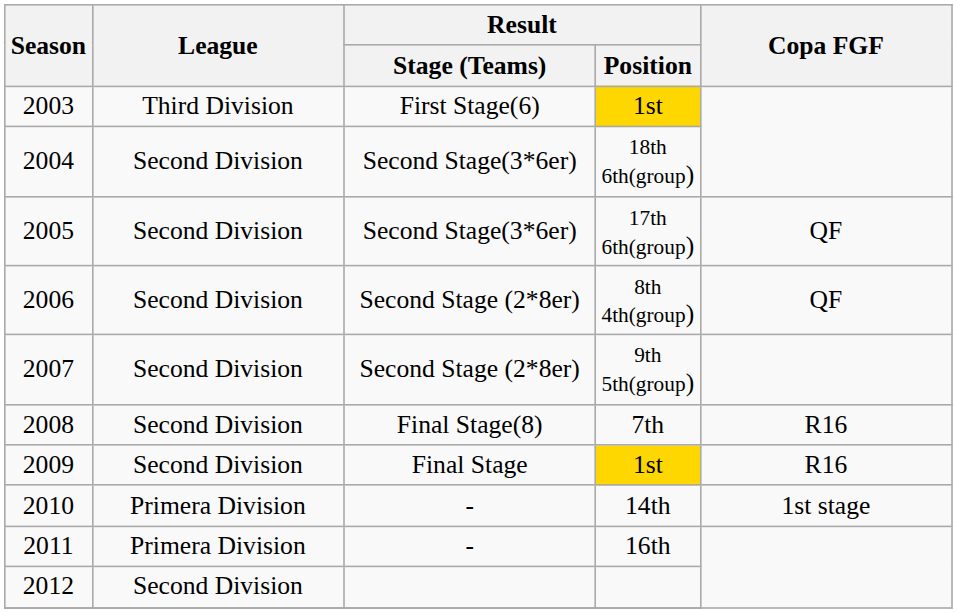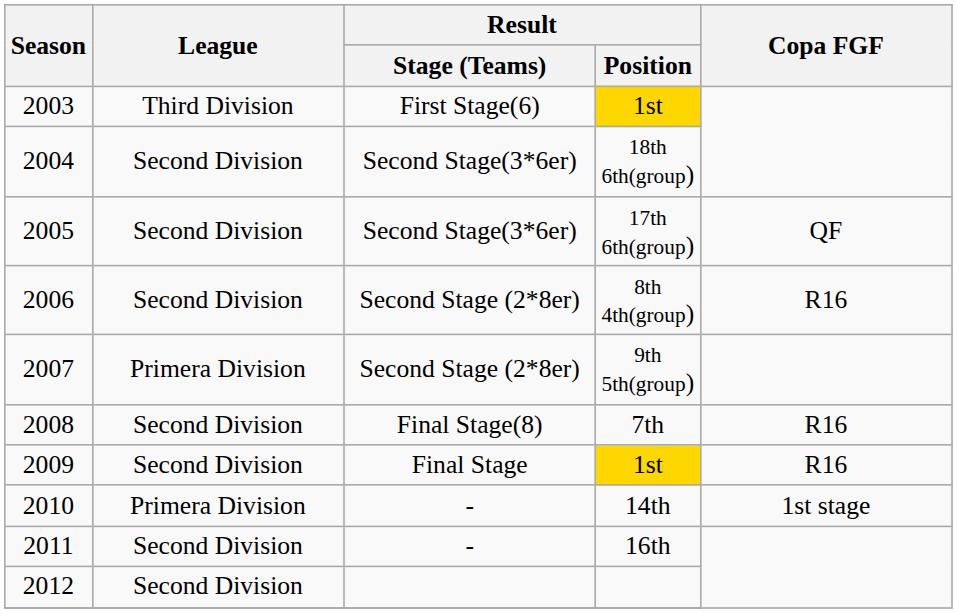(826, 299) QF -> (826, 299) R16
(218, 369) Second Division -> (218, 369) Primera Division
(218, 546) Primera Division -> (218, 546) Second Division
